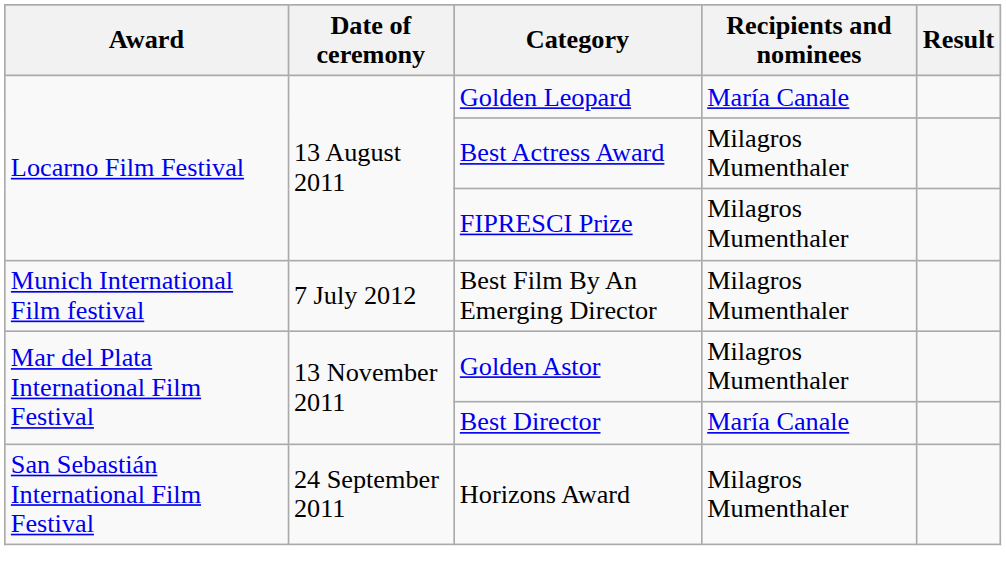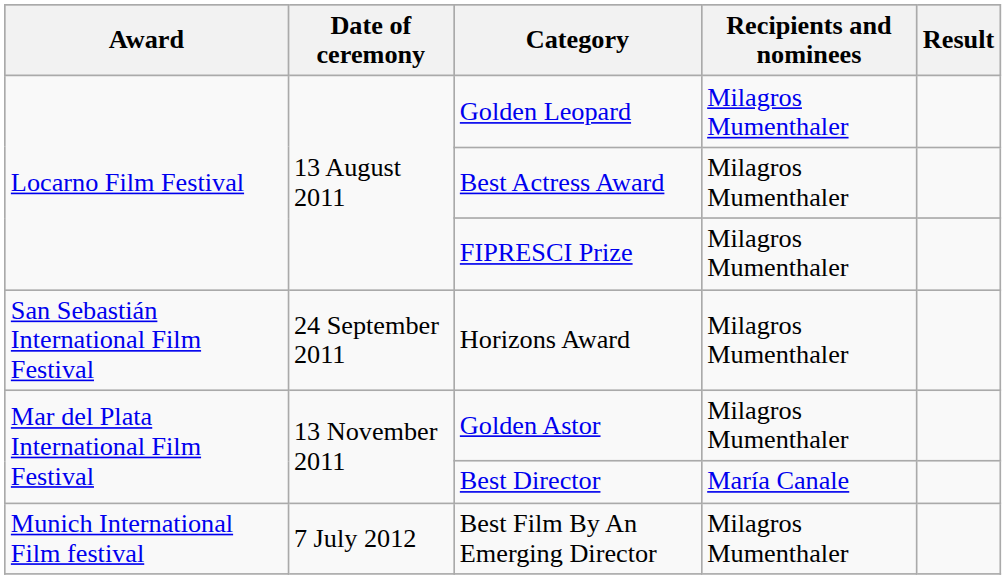(778, 96) María Canale -> (778, 111) Milagros Mumenthaler
rows swapped: (545, 493) <-> (558, 295)
